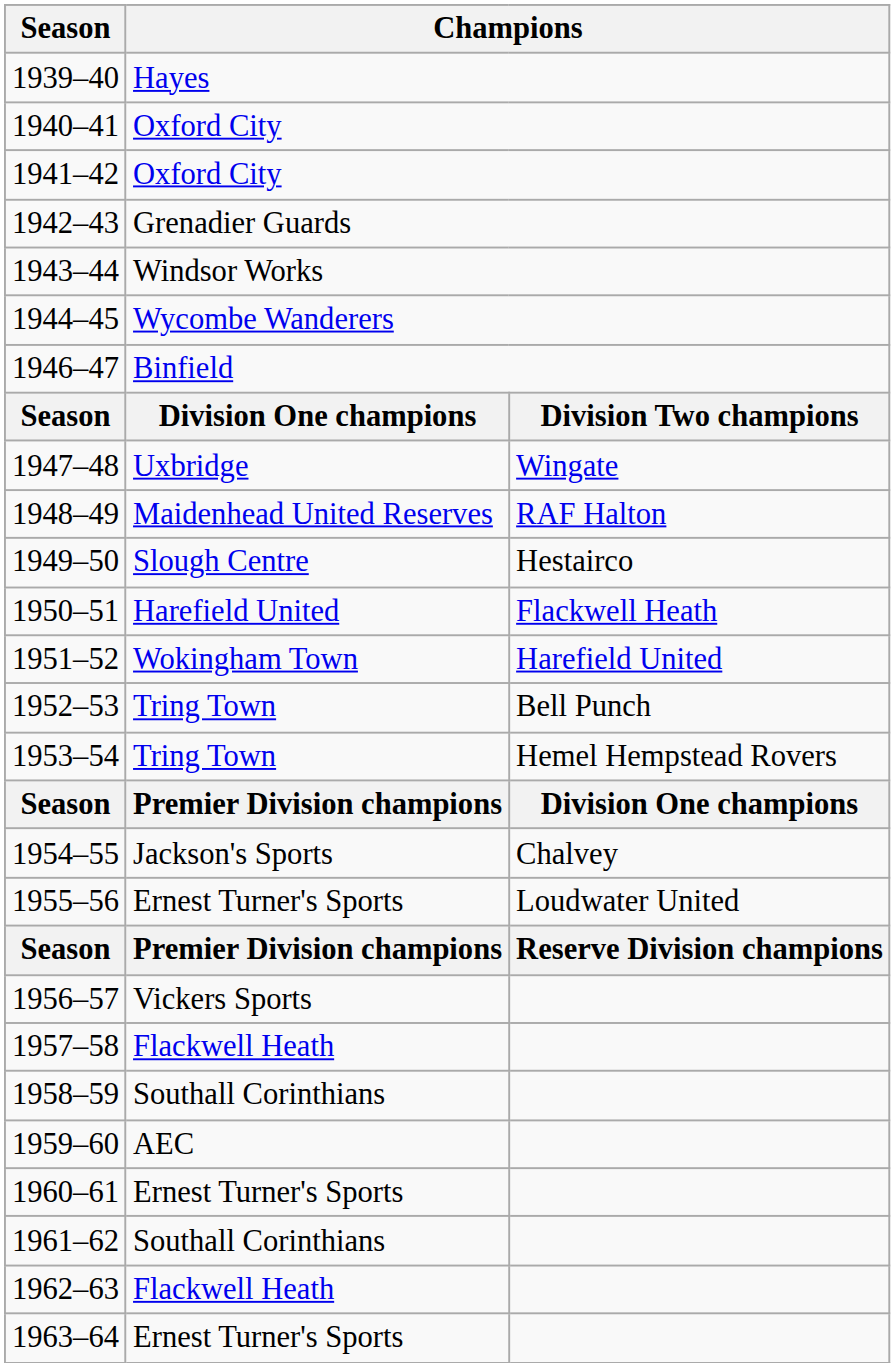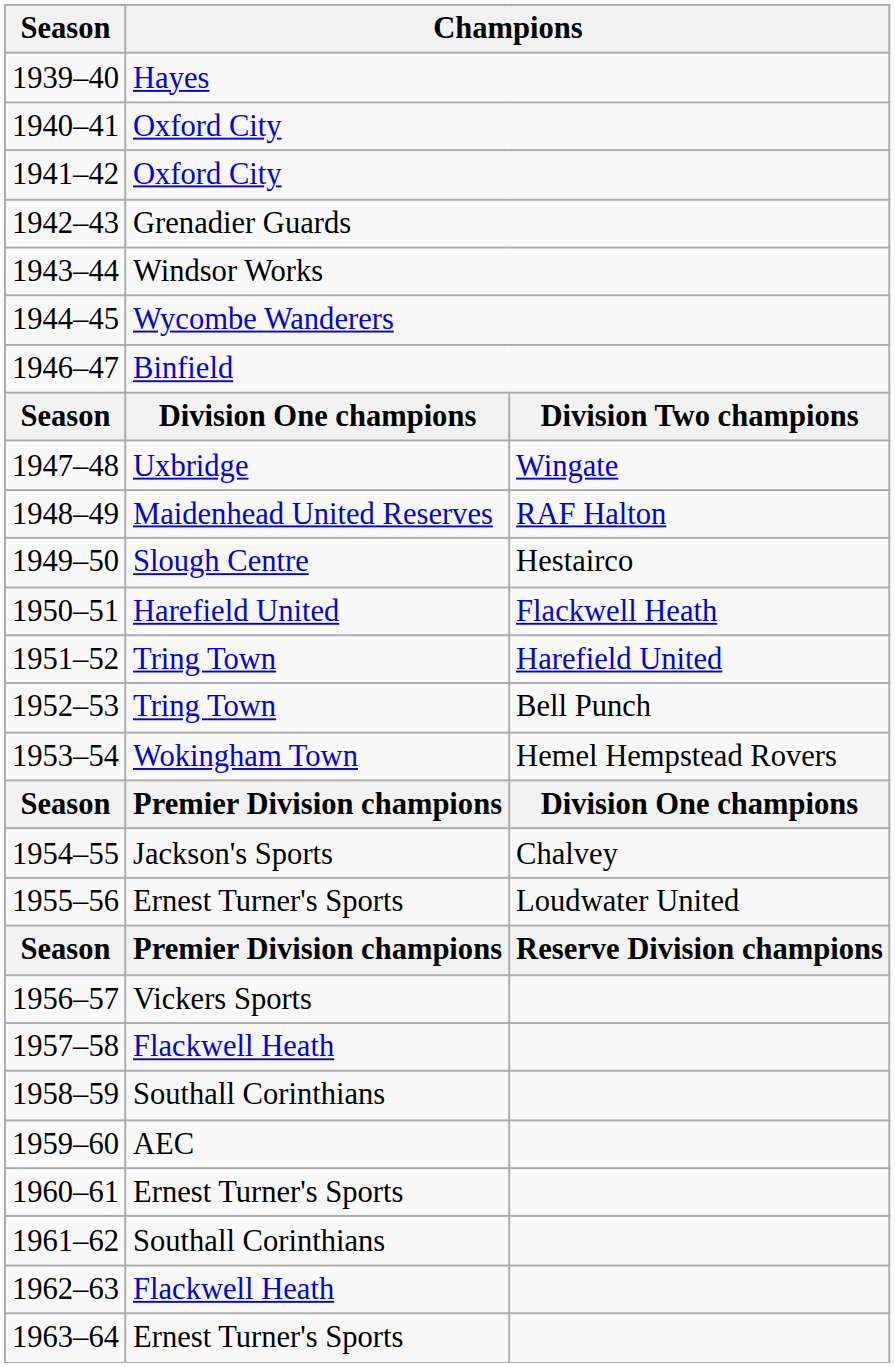(245, 658) Wokingham Town -> (205, 658) Tring Town
(205, 755) Tring Town -> (245, 755) Wokingham Town
